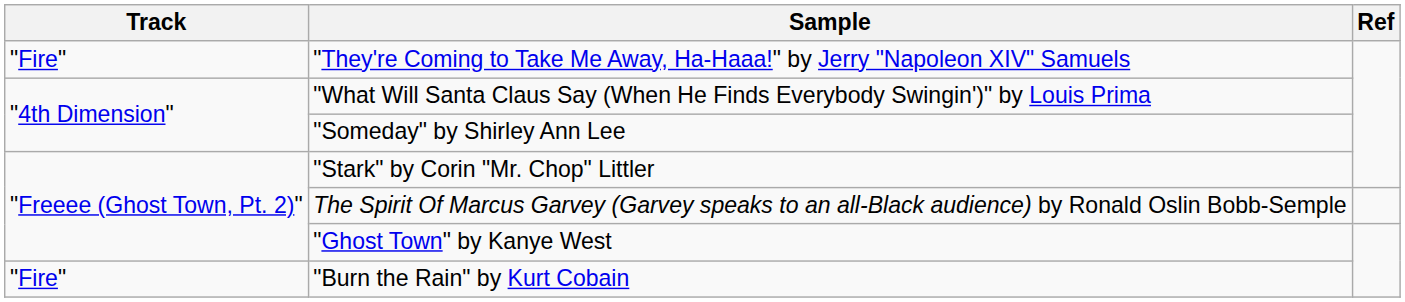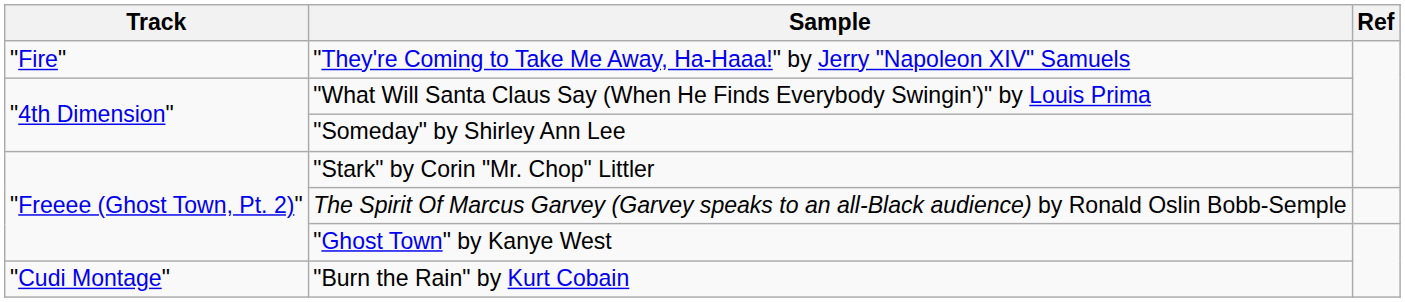(38, 278) "Fire" -> (90, 278) "Cudi Montage"
